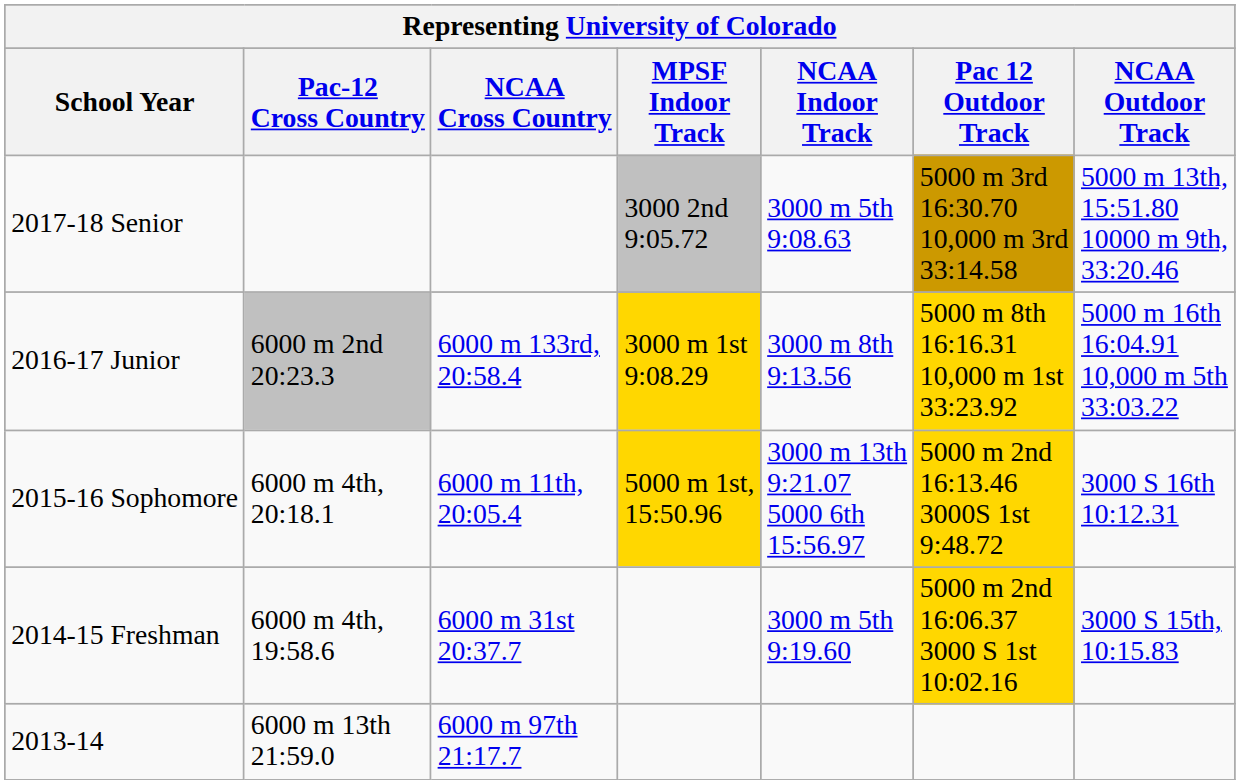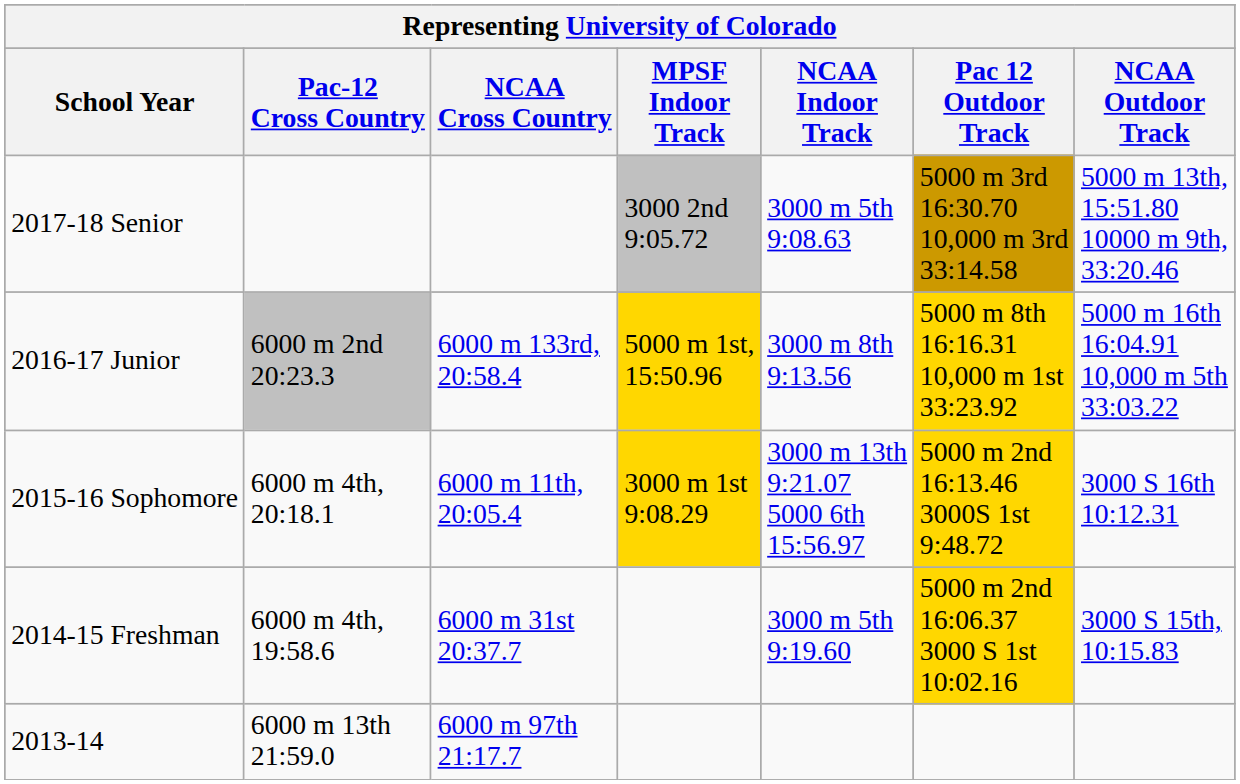(686, 360) 3000 m 1st 9:08.29 -> (689, 360) 5000 m 1st, 15:50.96
(689, 497) 5000 m 1st, 15:50.96 -> (686, 497) 3000 m 1st 9:08.29
